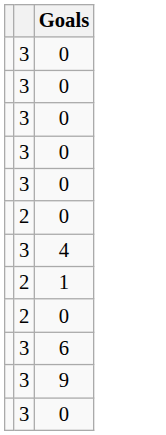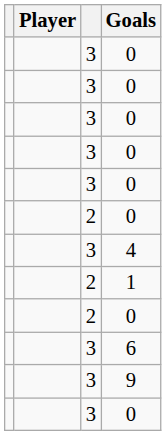+ column: (48, 20)
